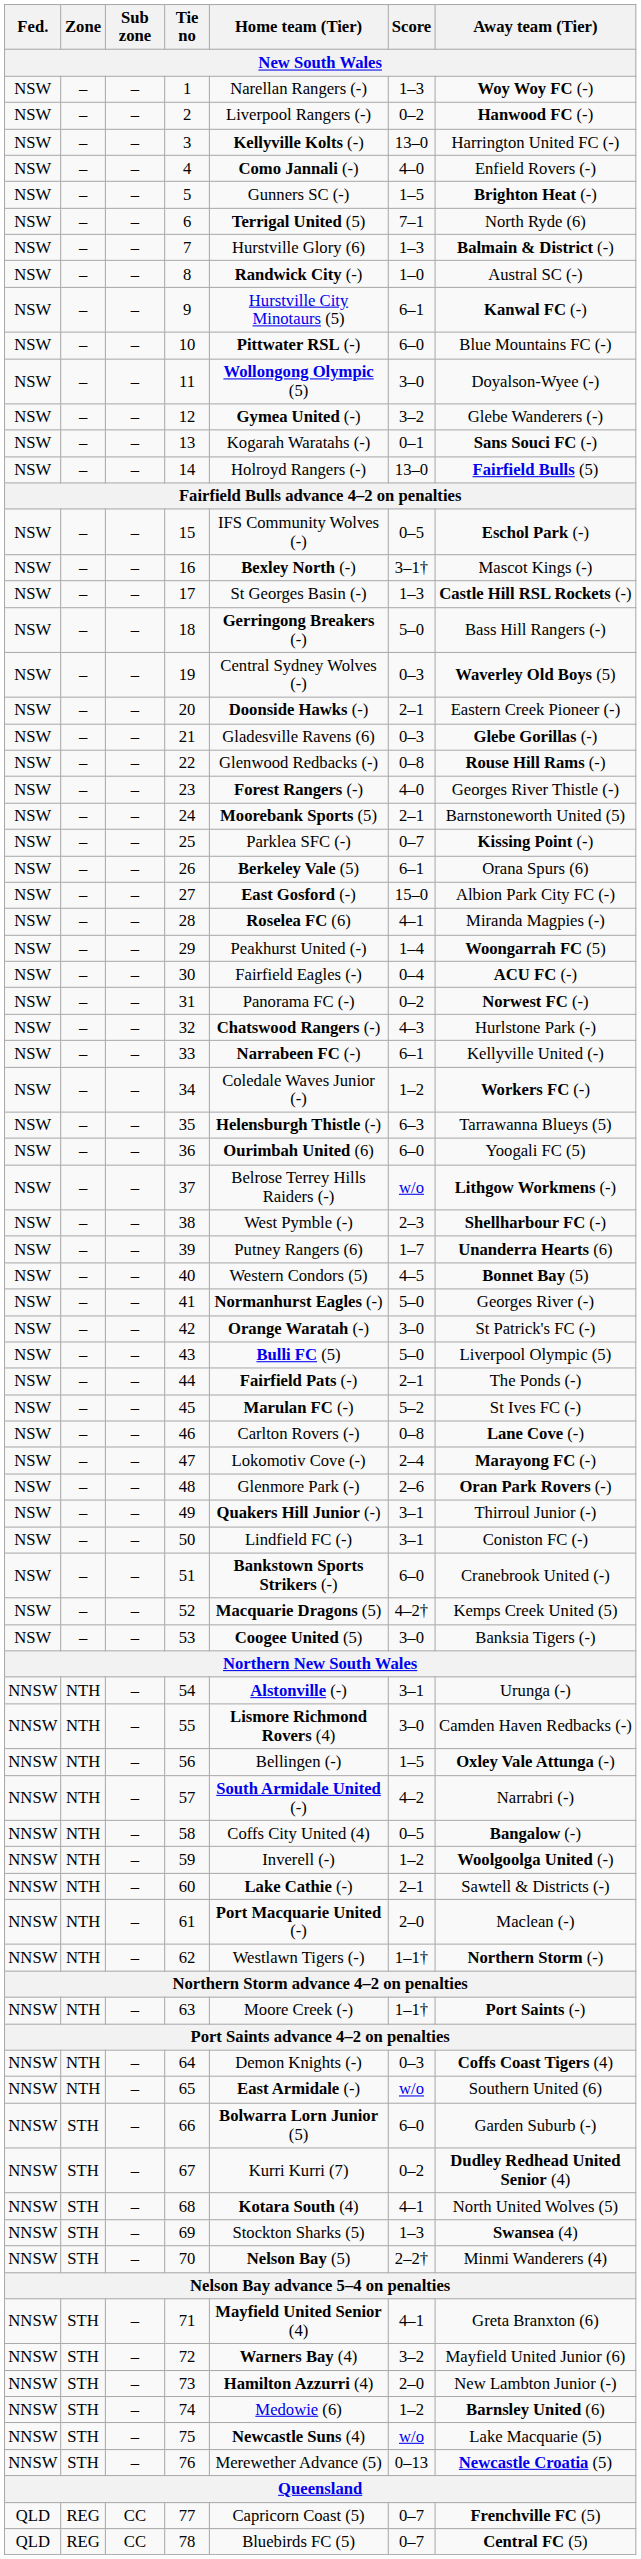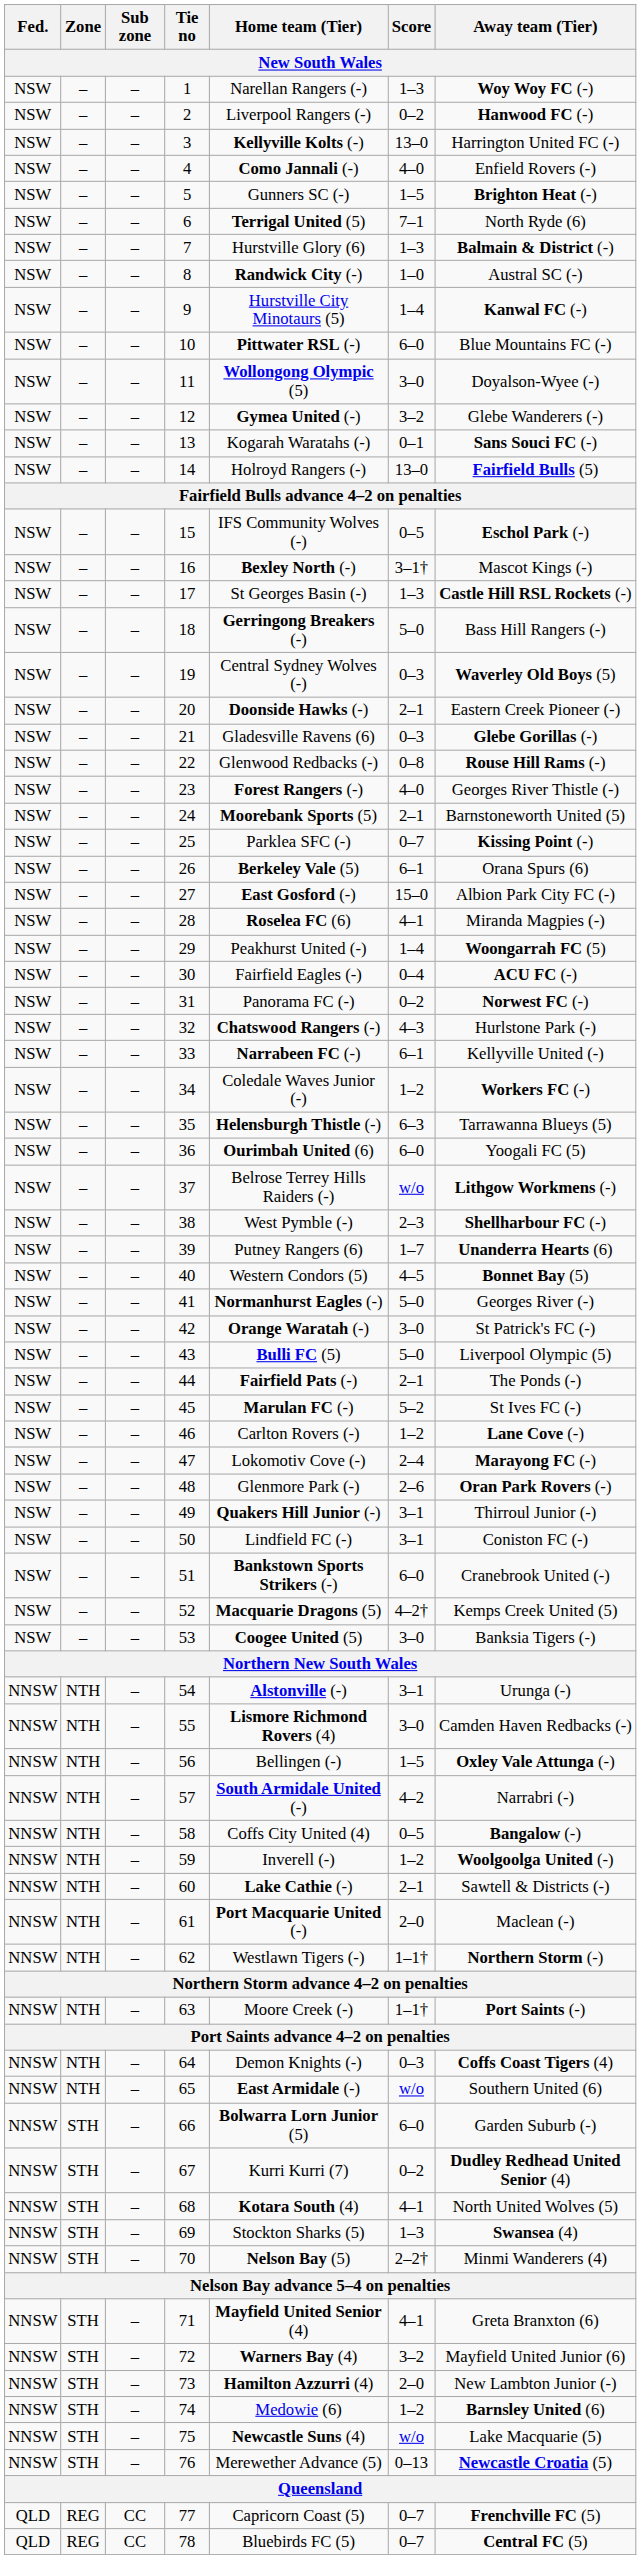(411, 309) 6–1 -> (411, 309) 1–4
(411, 1434) 0–8 -> (411, 1434) 1–2
